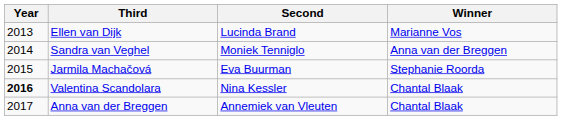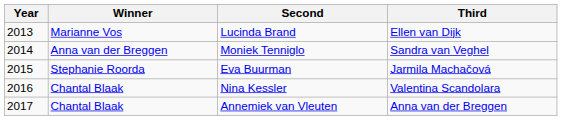columns swapped: (472, 13) <-> (133, 13)
(20, 87) bold -> (20, 87) normal
